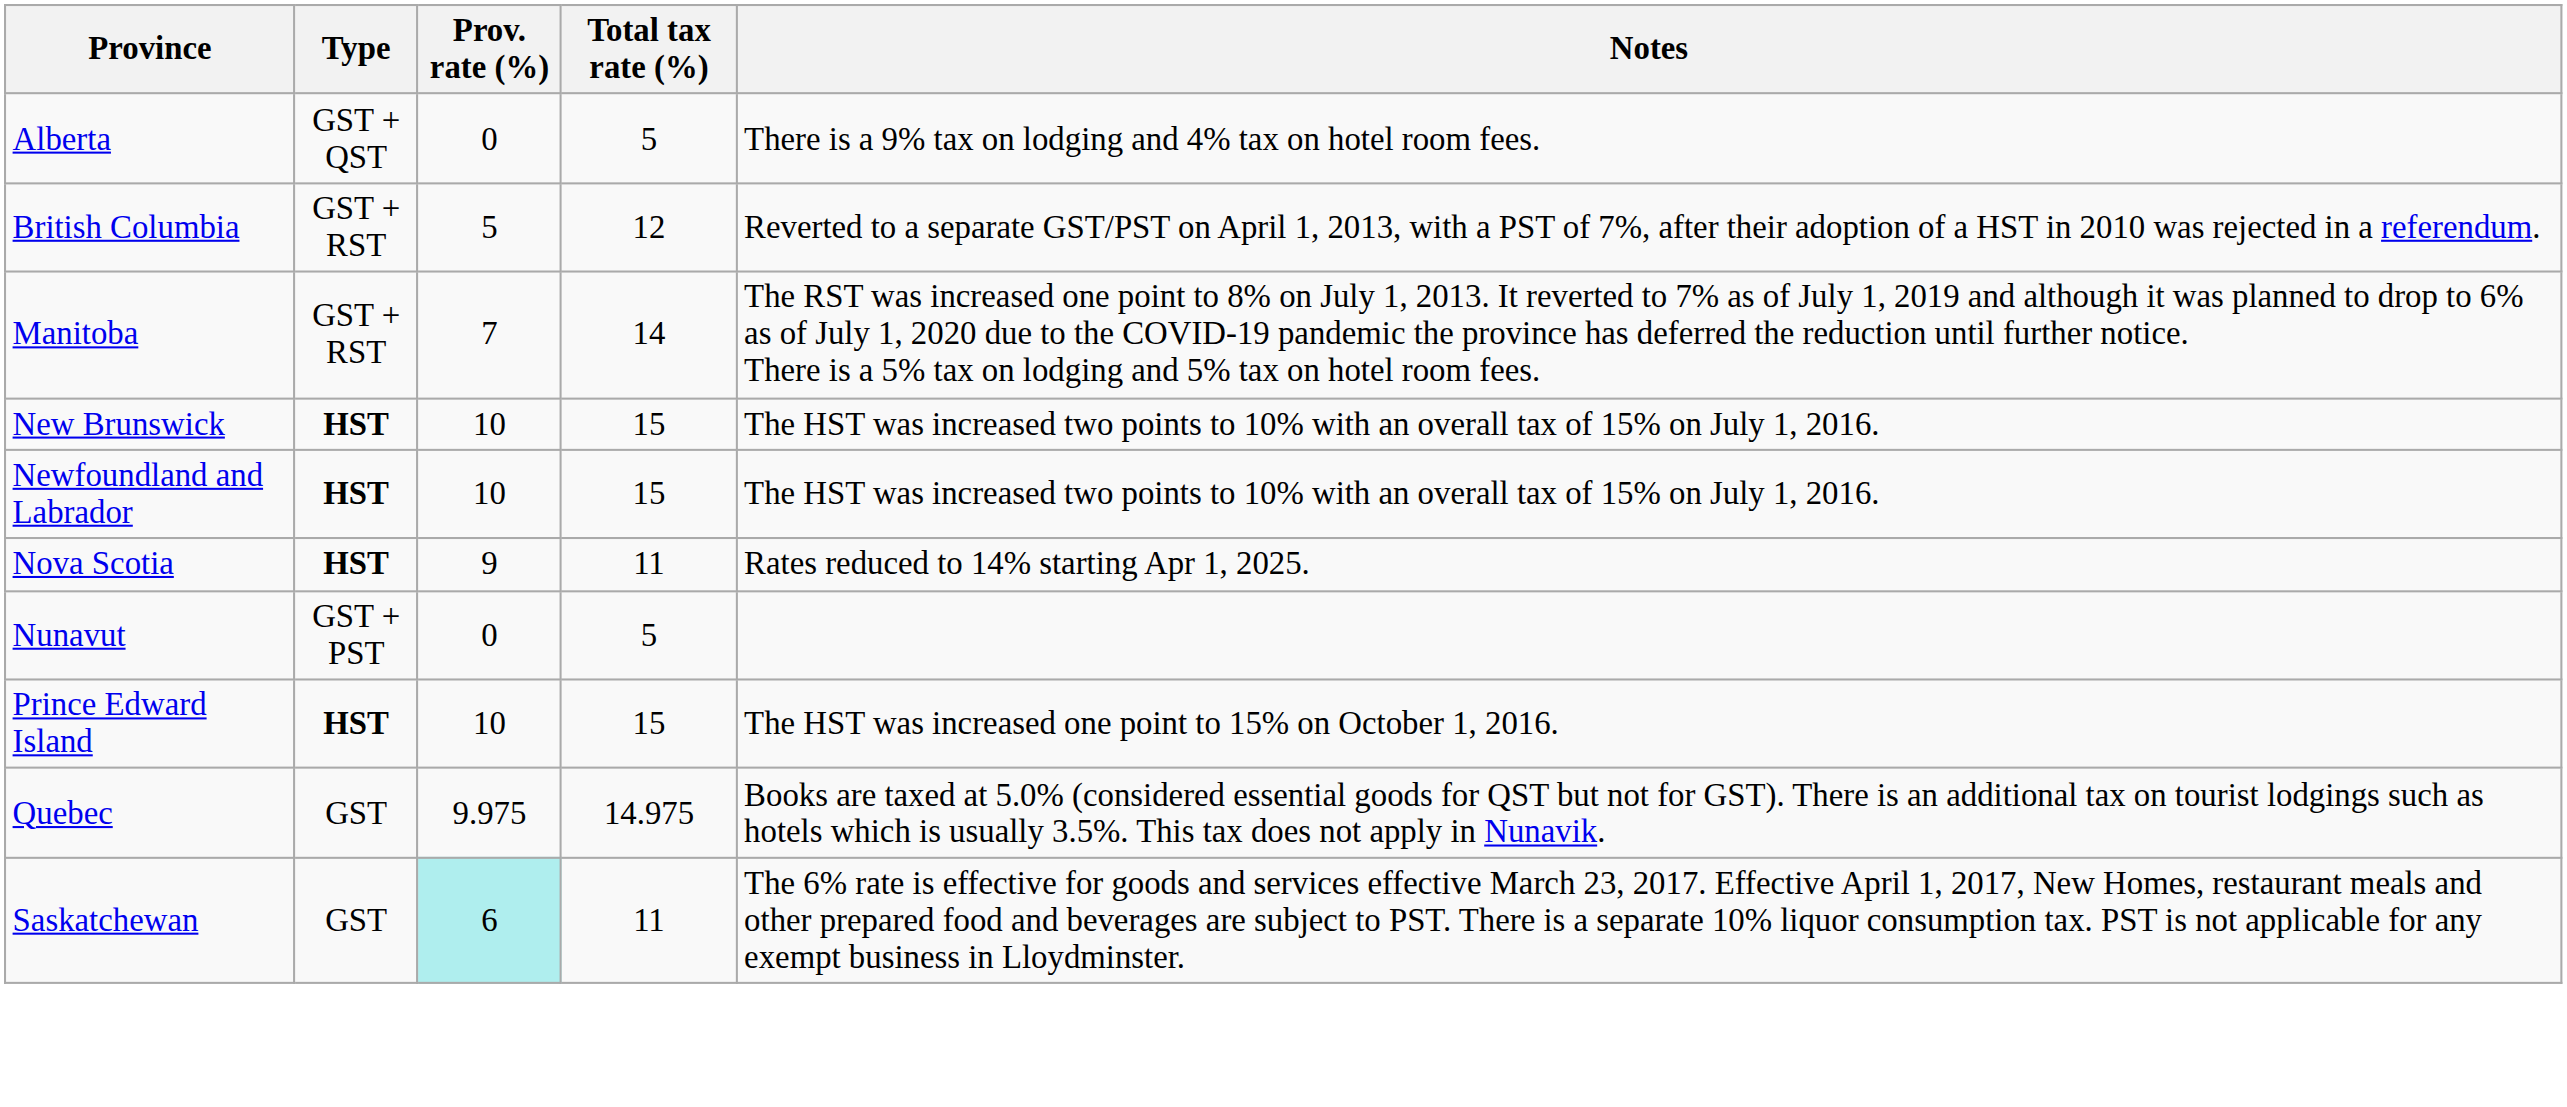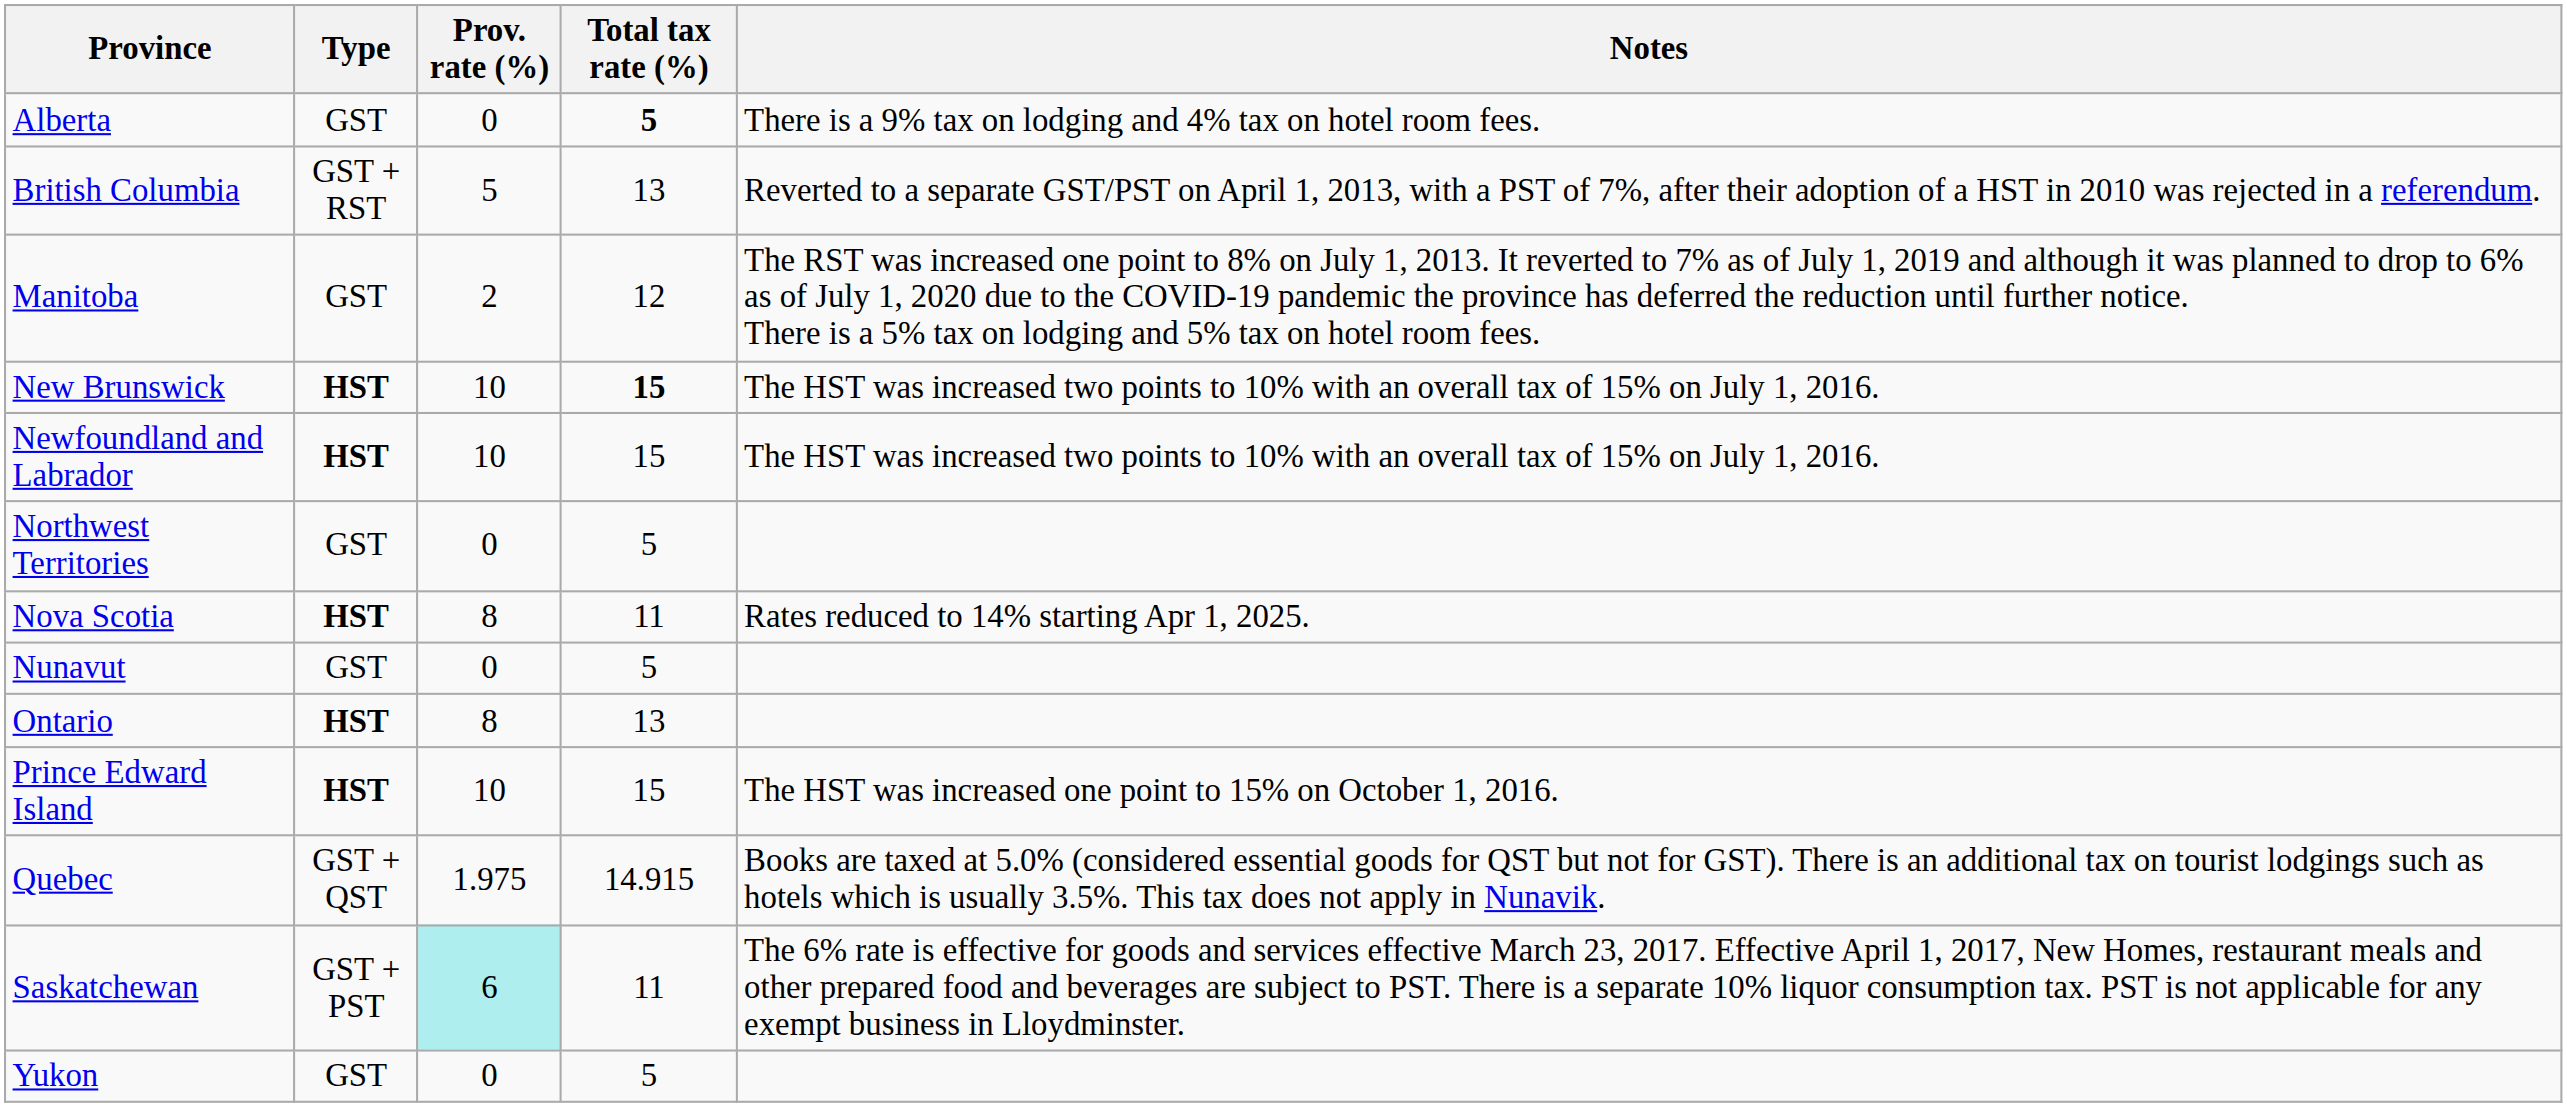(356, 137) GST + QST -> (356, 119) GST
(649, 137) normal -> (649, 119) bold
(649, 226) 12 -> (649, 189) 13
(356, 334) GST + RST -> (356, 297) GST
(489, 334) 7 -> (489, 297) 2
(649, 334) 14 -> (649, 297) 12
(649, 423) normal -> (649, 386) bold
+ row: (81, 545)
(489, 564) 9 -> (489, 616) 8
(356, 634) GST + PST -> (356, 668) GST
+ row: (63, 720)
(356, 812) GST -> (356, 879) GST + QST
(489, 812) 9.975 -> (489, 879) 1.975
(649, 812) 14.975 -> (649, 879) 14.915
(356, 919) GST -> (356, 986) GST + PST
+ row: (55, 1075)
